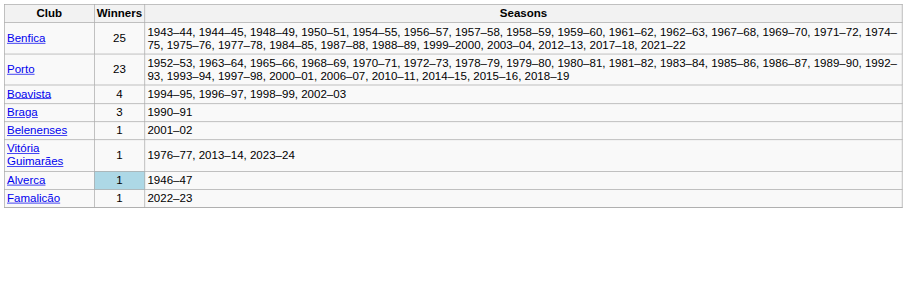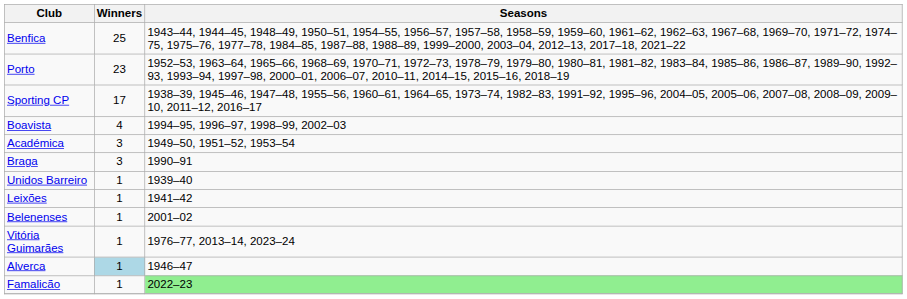+ row: (38, 100)
+ row: (36, 143)
+ row: (47, 180)
+ row: (27, 198)
(170, 198) no background -> (170, 284) lightgreen background
